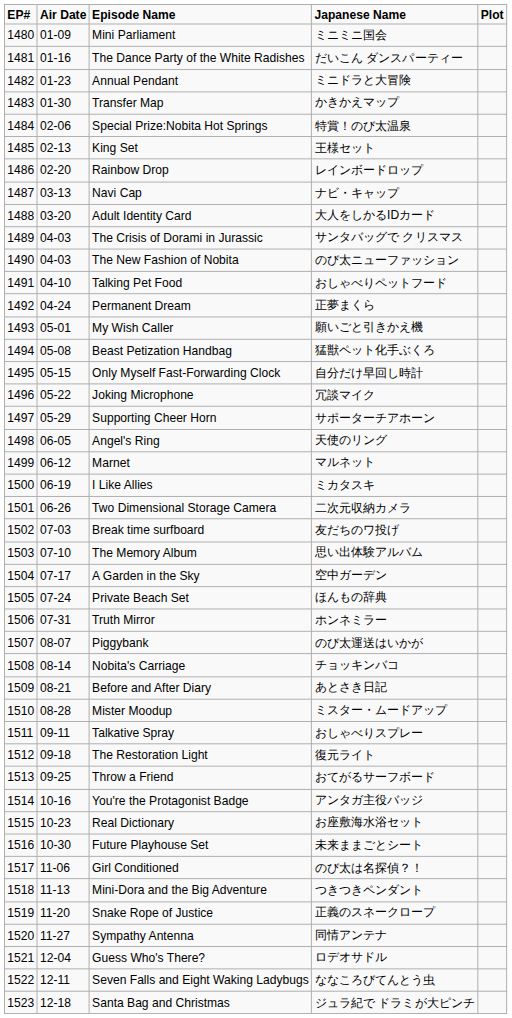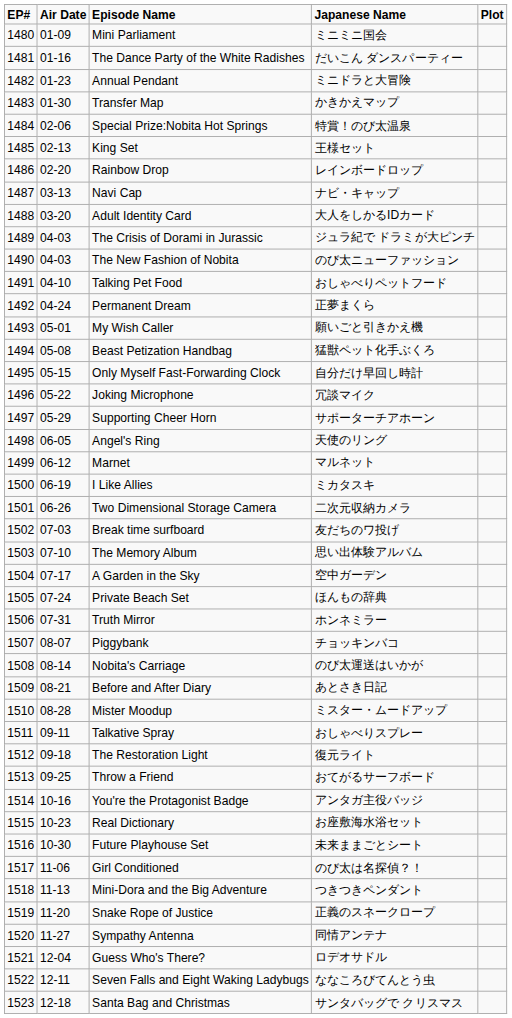(389, 237) サンタバッグで クリスマス -> (395, 237) ジュラ紀で ドラミが大ピンチ
(369, 642) のび太運送はいかが -> (357, 642) チョッキンバコ
(357, 665) チョッキンバコ -> (369, 665) のび太運送はいかが
(395, 1002) ジュラ紀で ドラミが大ピンチ -> (389, 1002) サンタバッグで クリスマス
